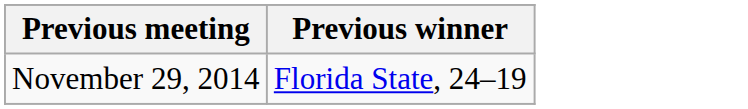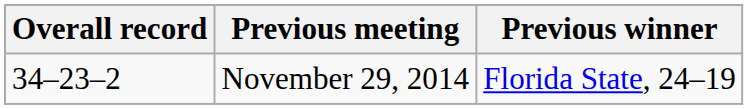+ column: (110, 29)
